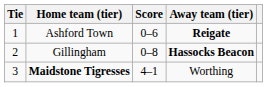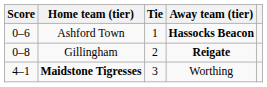columns swapped: (15, 13) <-> (149, 13)
(211, 33) Reigate -> (211, 33) Hassocks Beacon
(211, 52) Hassocks Beacon -> (211, 52) Reigate
